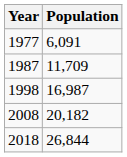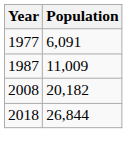(67, 66) 11,709 -> (67, 66) 11,009
- row: (24, 90)
